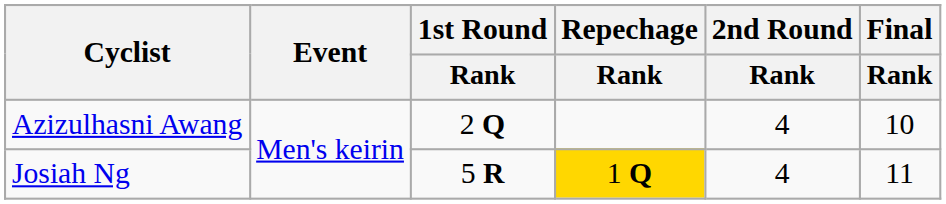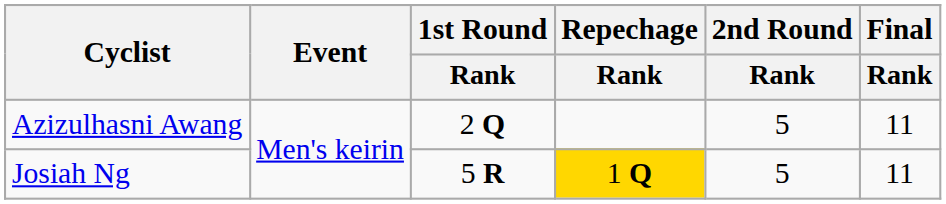(782, 124) 4 -> (782, 124) 5
(899, 124) 10 -> (899, 124) 11
(782, 173) 4 -> (782, 173) 5
